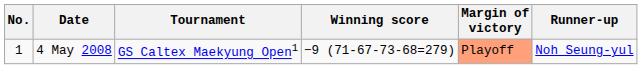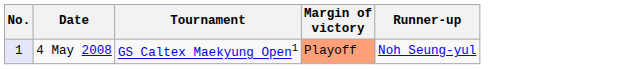- column: (380, 22)
(19, 52) no background -> (19, 52) lavender background
